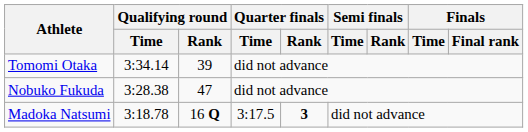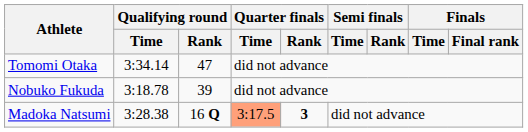(205, 66) 39 -> (205, 66) 47
(146, 90) 3:28.38 -> (146, 90) 3:18.78
(205, 90) 47 -> (205, 90) 39
(146, 114) 3:18.78 -> (146, 114) 3:28.38
(256, 114) no background -> (256, 114) lightsalmon background
